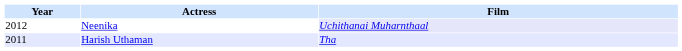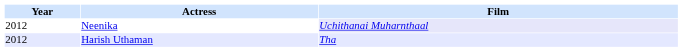(16, 40) 2011 -> (16, 40) 2012
